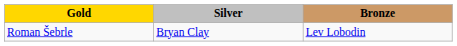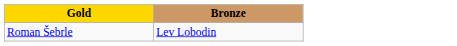- column: (228, 13)
